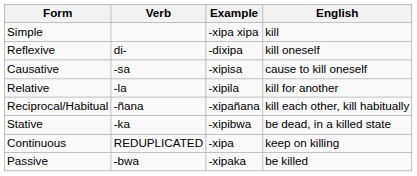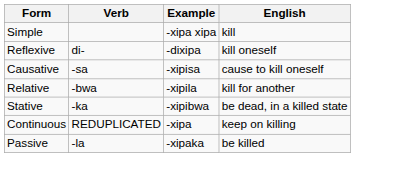(120, 87) -la -> (84, 87) -bwa
- row: (58, 106)
(126, 161) -bwa -> (78, 143) -la
